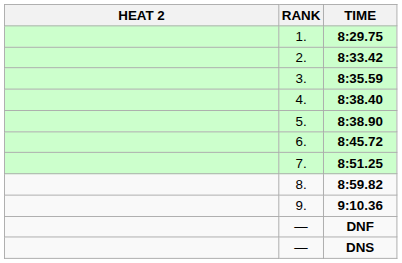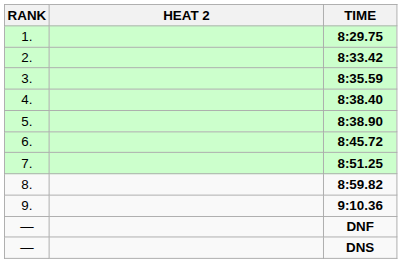columns swapped: (301, 15) <-> (142, 15)
